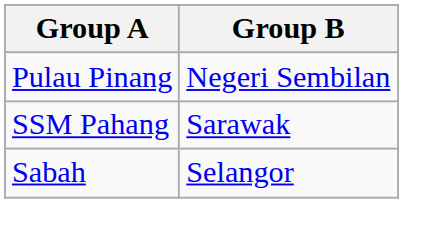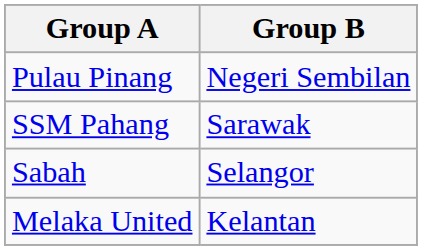+ row: (102, 220)
